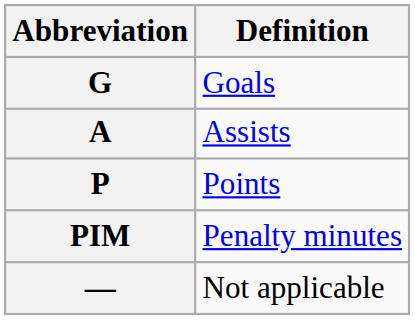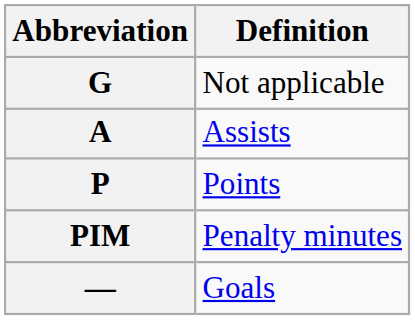(239, 81) Goals -> (294, 81) Not applicable
(294, 287) Not applicable -> (239, 287) Goals
